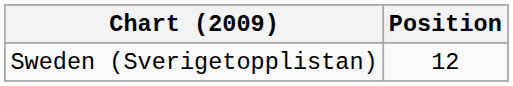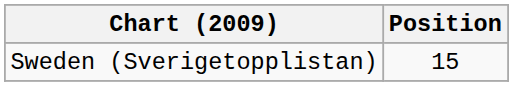(445, 62) 12 -> (445, 62) 15
